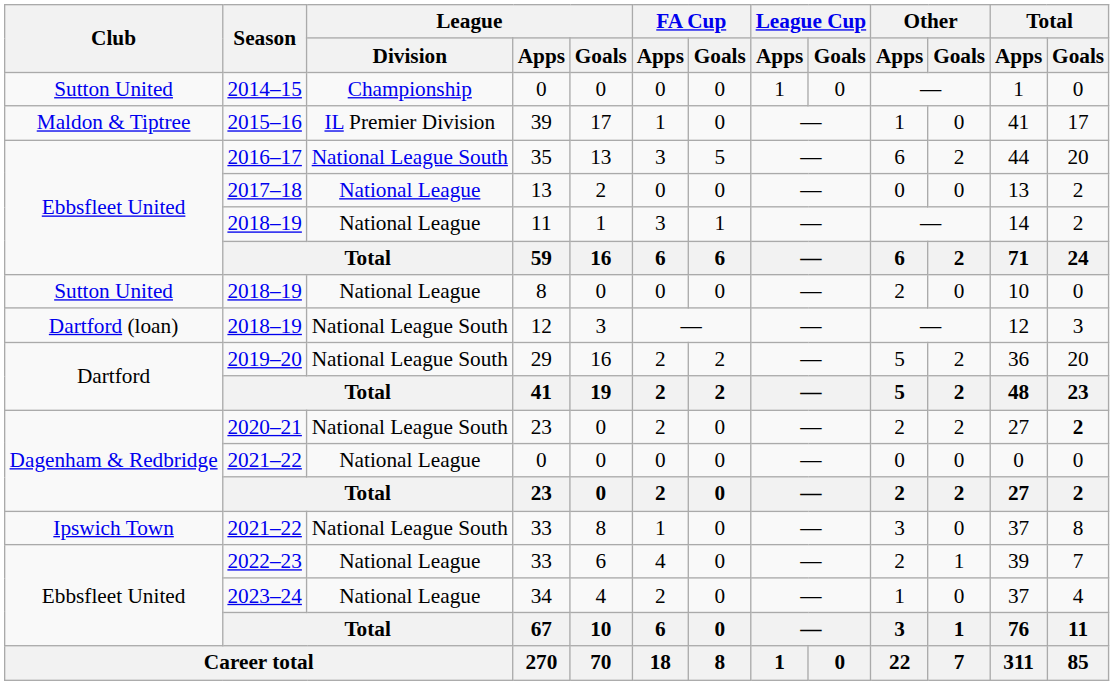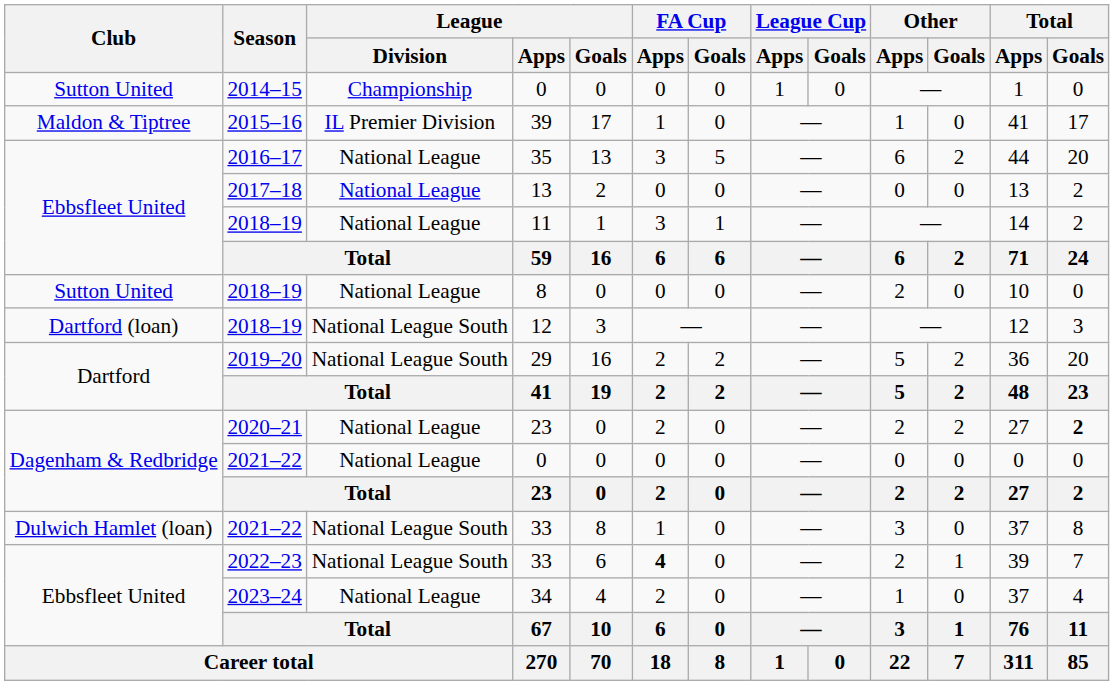(410, 156) National League South -> (410, 156) National League
(410, 426) National League South -> (410, 426) National League
(114, 527) Ipswich Town -> (114, 527) Dulwich Hamlet (loan)
(410, 561) National League -> (410, 561) National League South
(660, 561) normal -> (660, 561) bold
